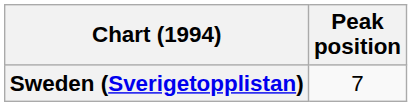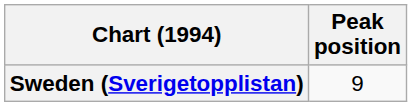(357, 82) 7 -> (357, 82) 9
